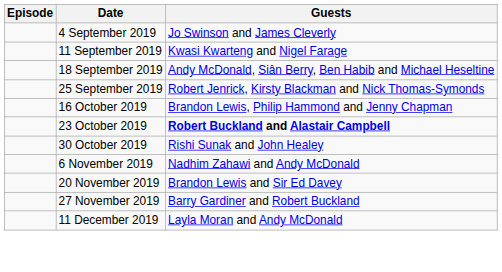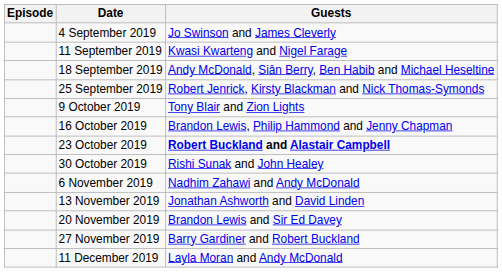+ row: (99, 107)
+ row: (109, 201)
